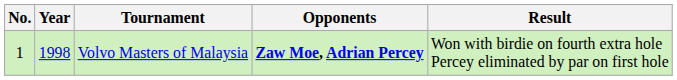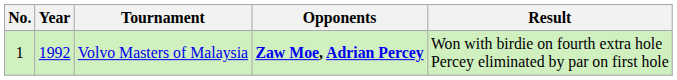(55, 53) 1998 -> (55, 53) 1992
